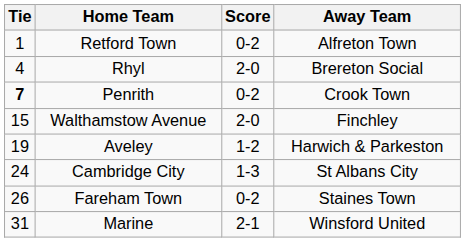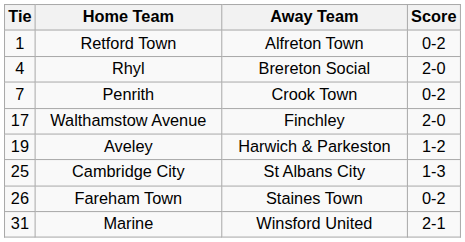columns swapped: (248, 17) <-> (367, 17)
(20, 95) bold -> (20, 95) normal
(20, 120) 15 -> (20, 120) 17
(20, 172) 24 -> (20, 172) 25
